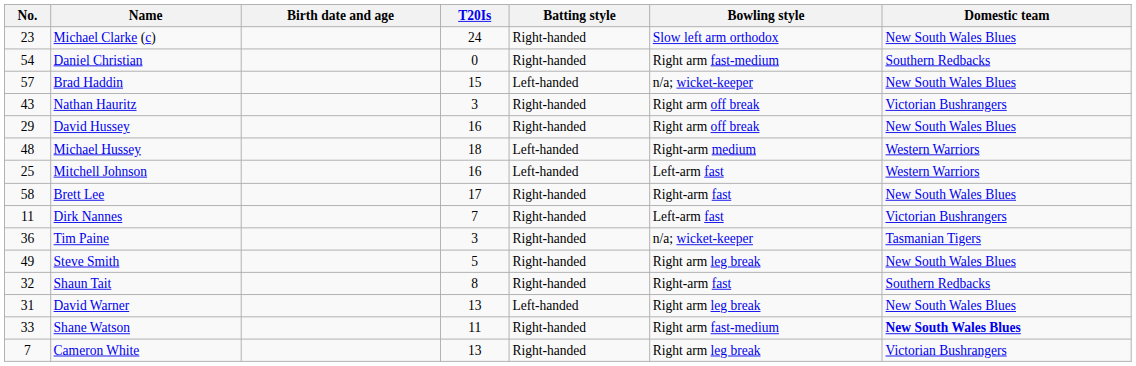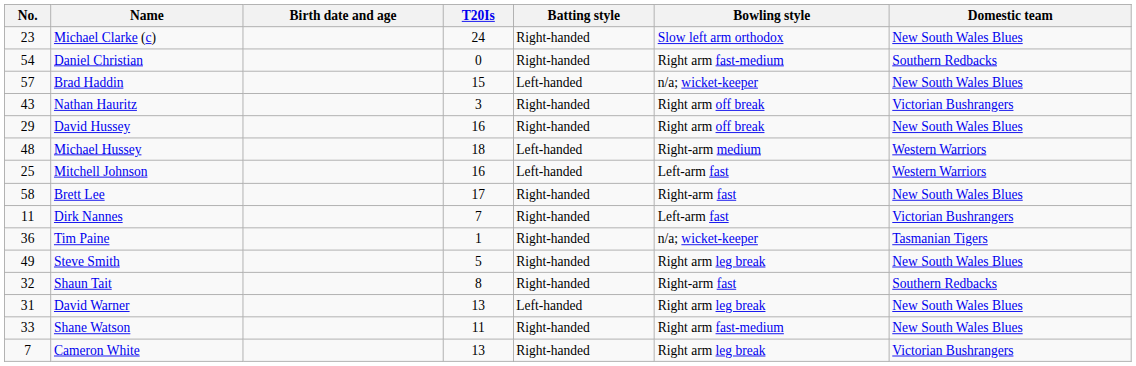(475, 238) 3 -> (478, 238) 1
(953, 328) bold -> (957, 328) normal
